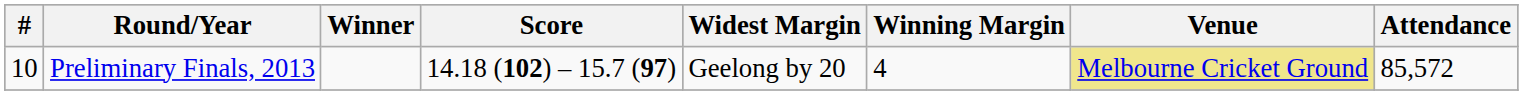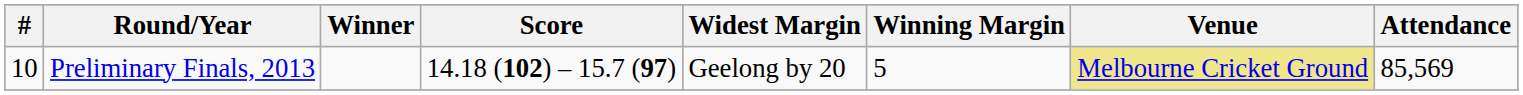(880, 68) 4 -> (880, 68) 5
(1417, 68) 85,572 -> (1417, 68) 85,569
